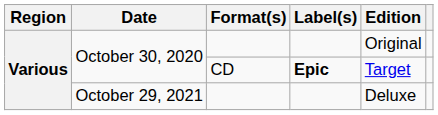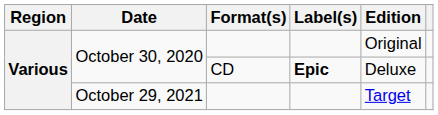(388, 69) Target -> (390, 69) Deluxe
(390, 95) Deluxe -> (388, 95) Target
